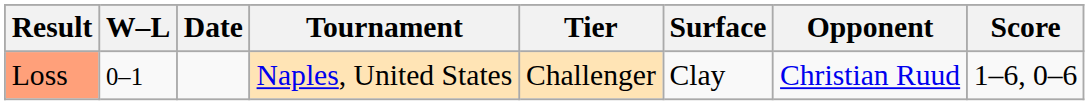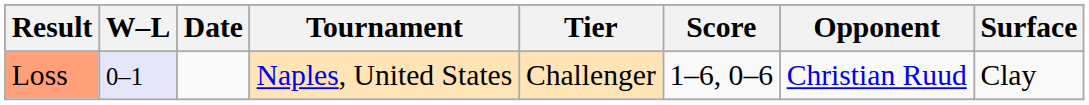columns swapped: (718, 27) <-> (1026, 27)
(124, 76) no background -> (124, 76) lavender background
